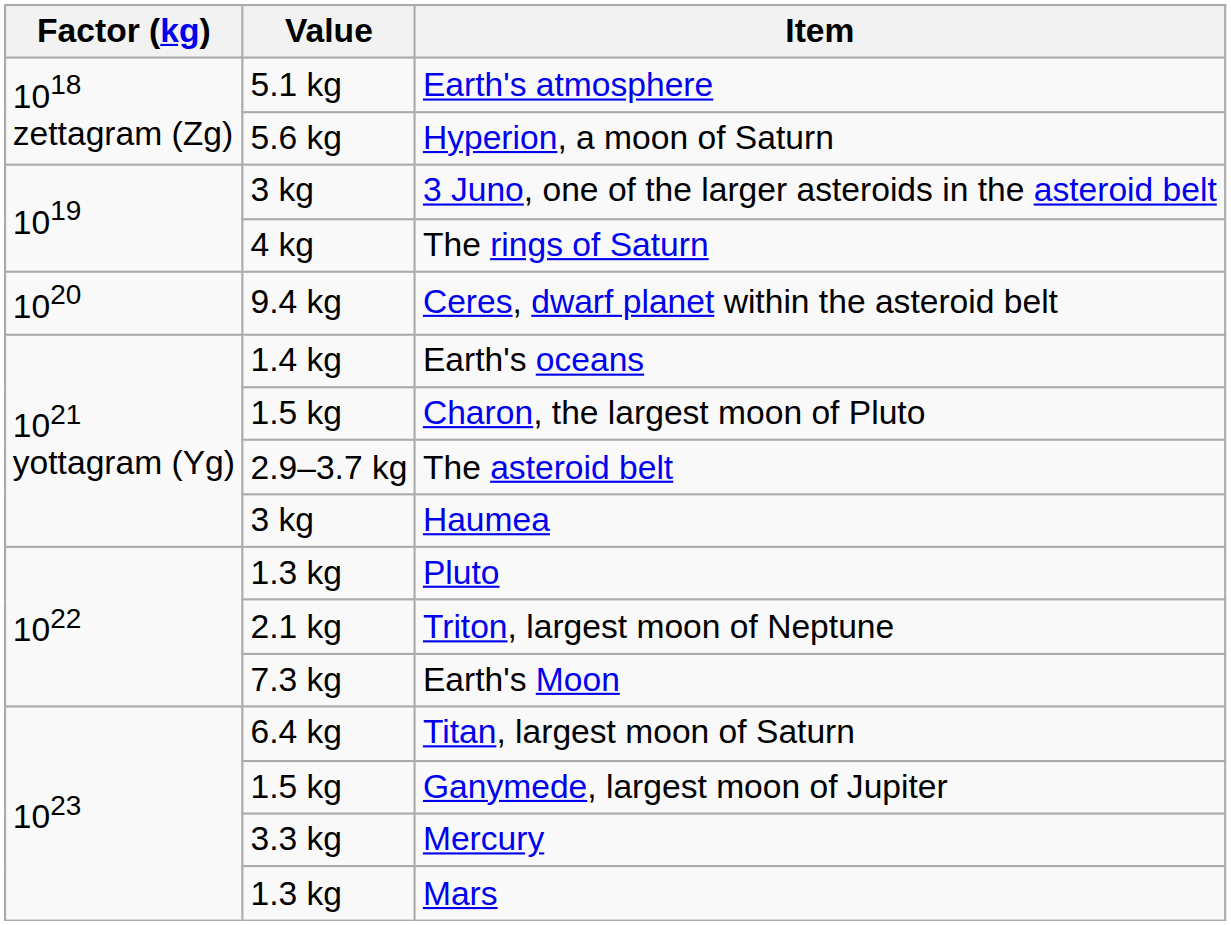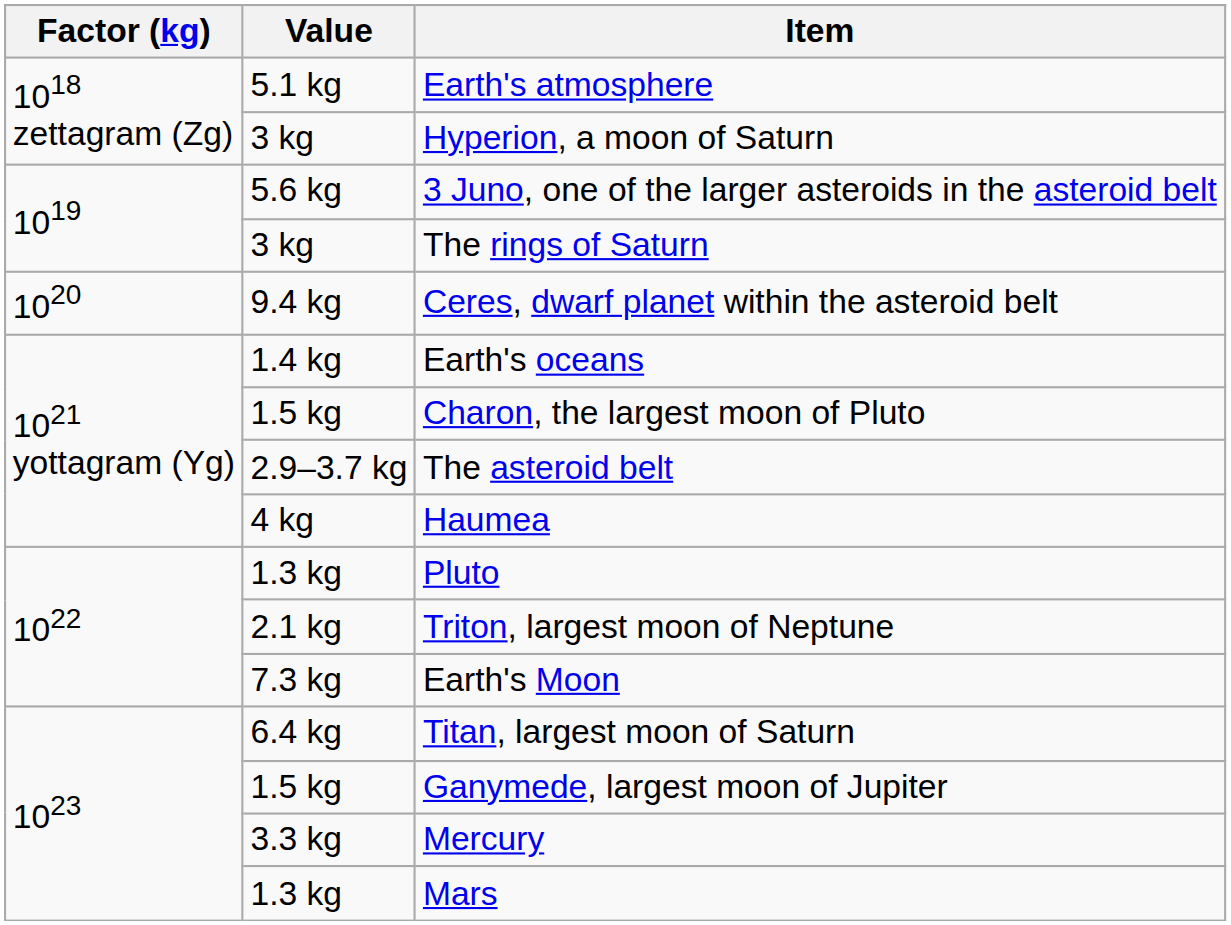(296, 137) 5.6 kg -> (282, 137) 3 kg
(282, 191) 3 kg -> (296, 191) 5.6 kg
(282, 244) 4 kg -> (282, 244) 3 kg
(282, 519) 3 kg -> (282, 519) 4 kg
